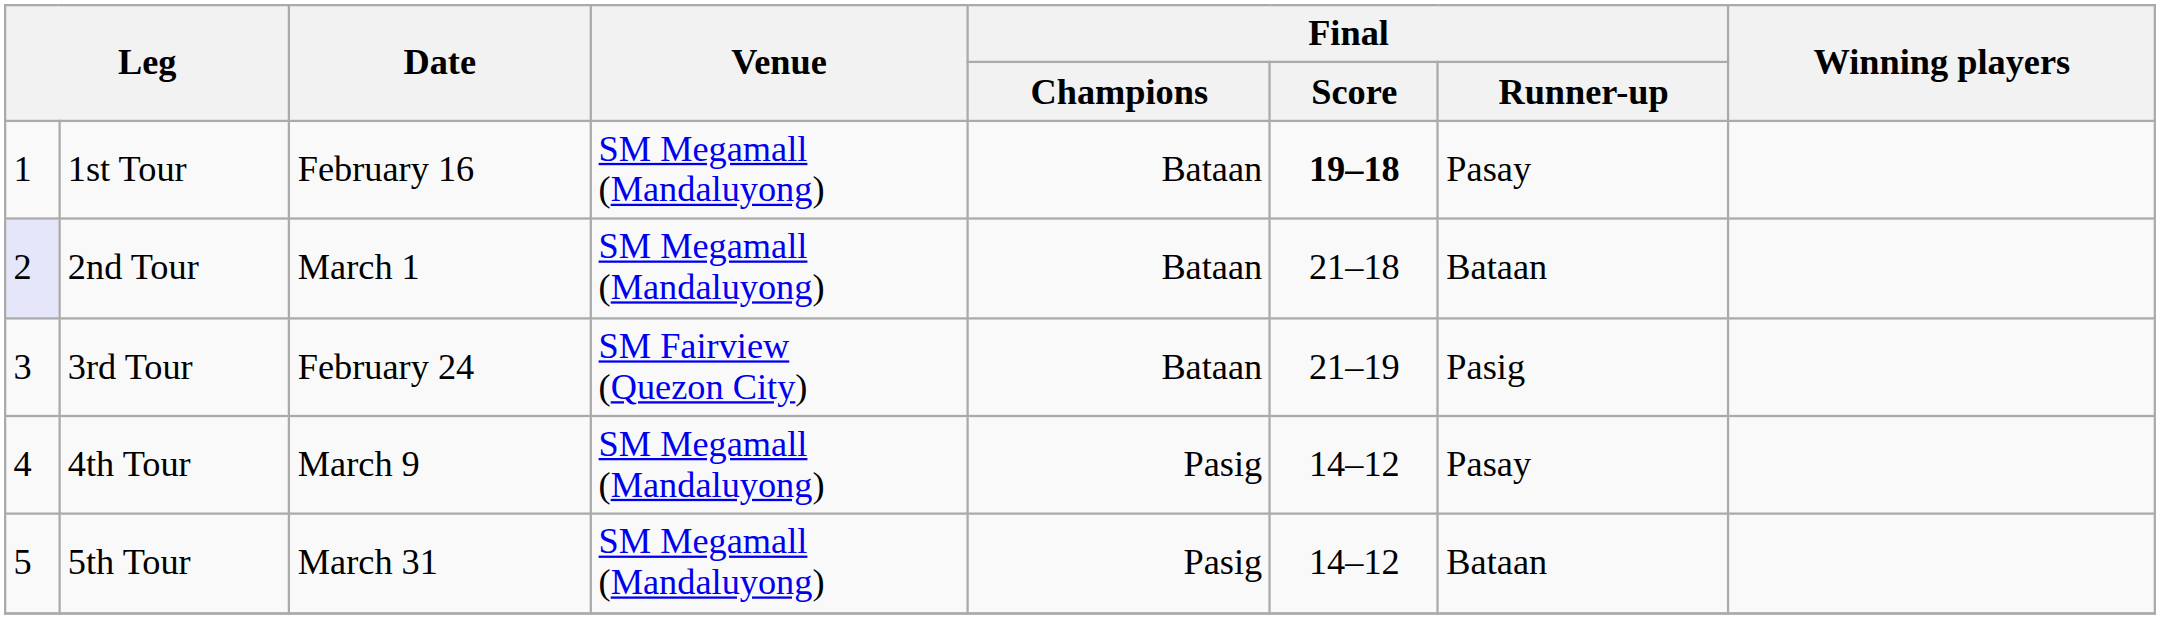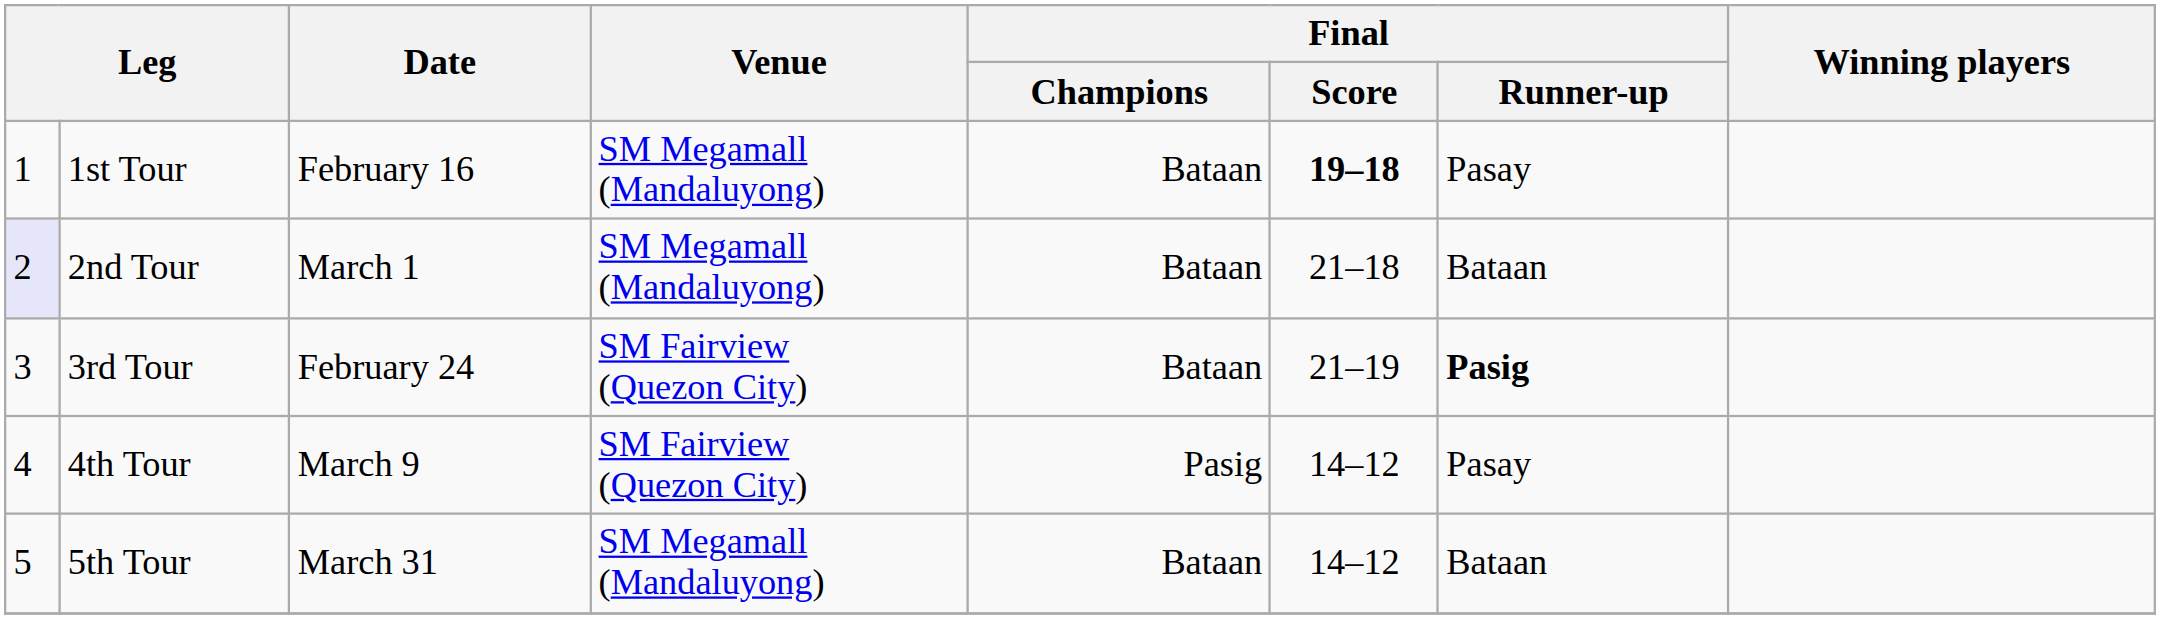(1486, 365) normal -> (1488, 365) bold
(712, 464) SM Megamall (Mandaluyong) -> (703, 464) SM Fairview (Quezon City)
(1223, 562) Pasig -> (1212, 562) Bataan
